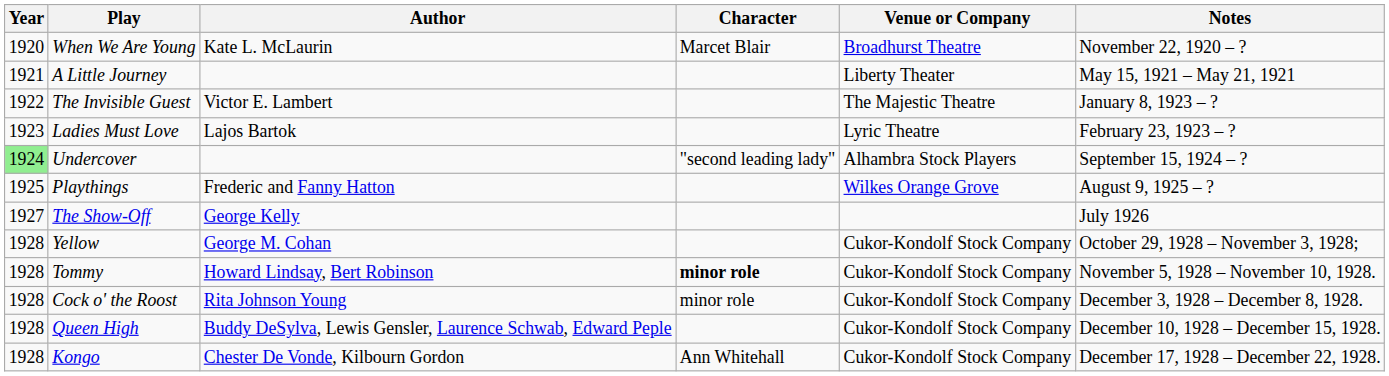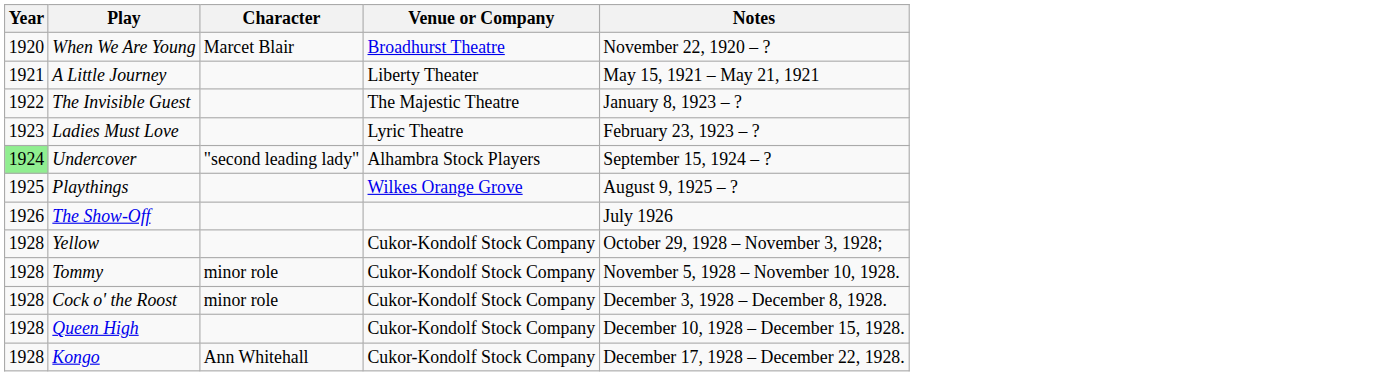- column: (438, 18)
(26, 215) 1927 -> (26, 215) 1926
(720, 272) bold -> (241, 272) normal
